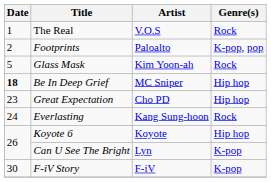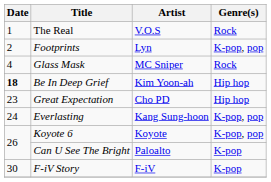(153, 47) Paloalto -> (143, 47) Lyn
(10, 64) 5 -> (10, 64) 4
(164, 64) Kim Yoon-ah -> (159, 64) MC Sniper
(159, 82) MC Sniper -> (164, 82) Kim Yoon-ah
(225, 116) Rock -> (239, 116) K-pop, pop
(231, 133) Hip hop -> (239, 133) K-pop, pop
(143, 151) Lyn -> (153, 151) Paloalto
